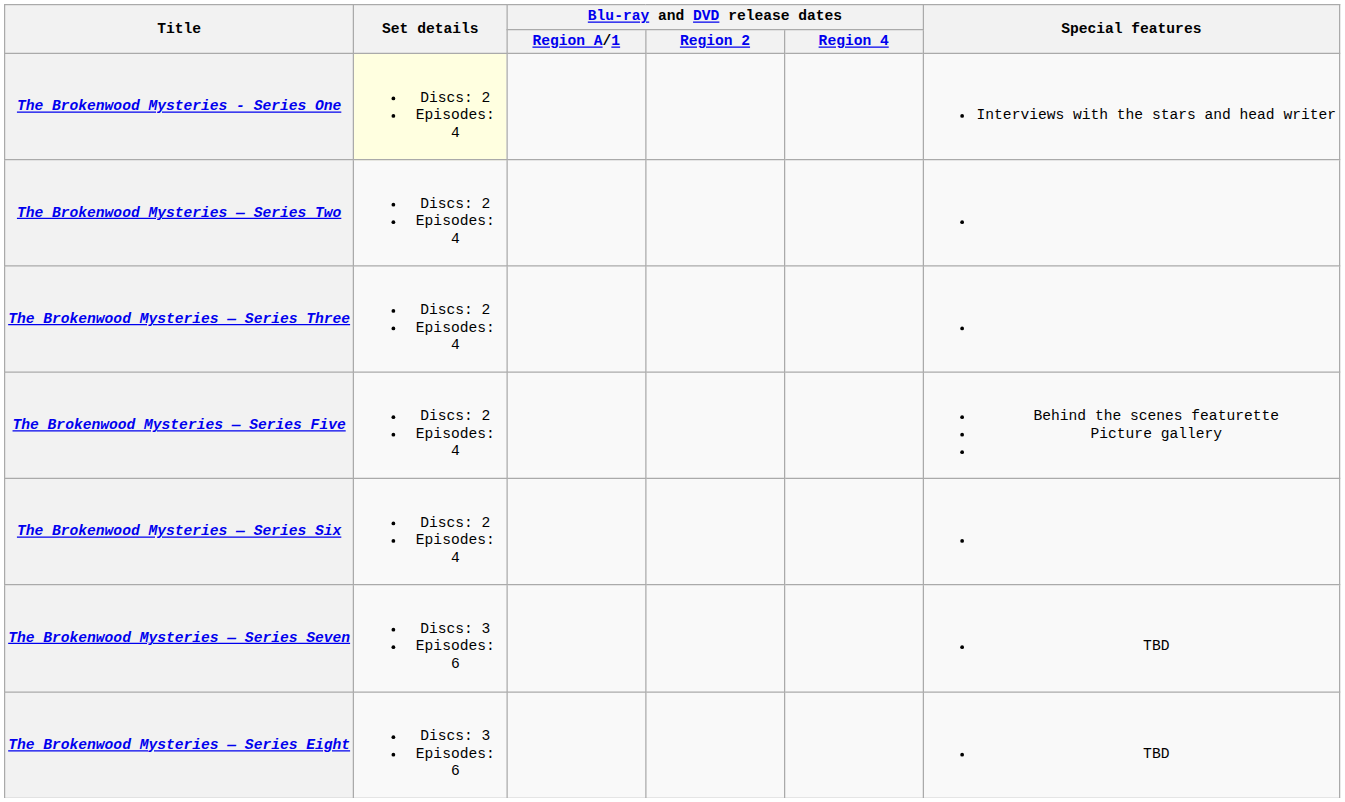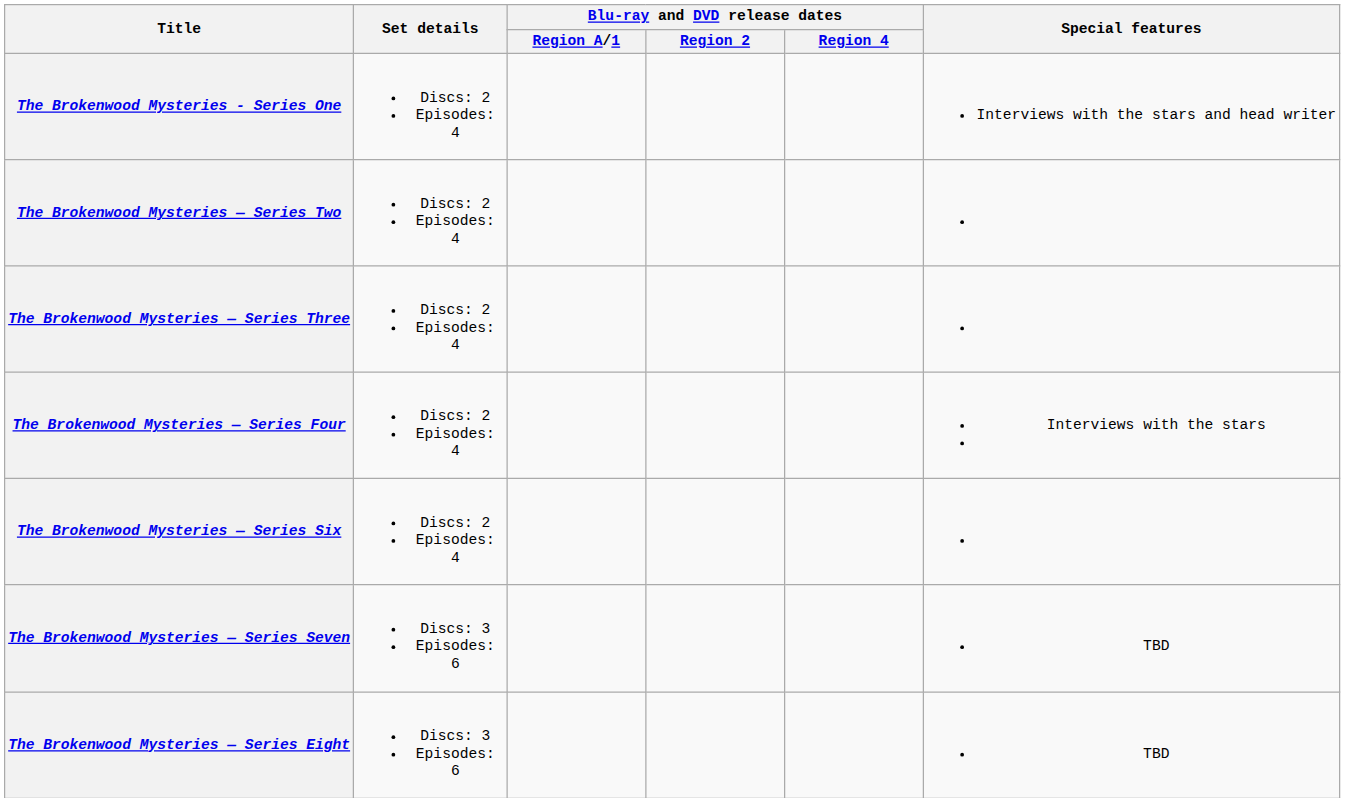(430, 115) lightyellow background -> (430, 115) no background
+ row: (179, 425)
- row: (179, 425)
